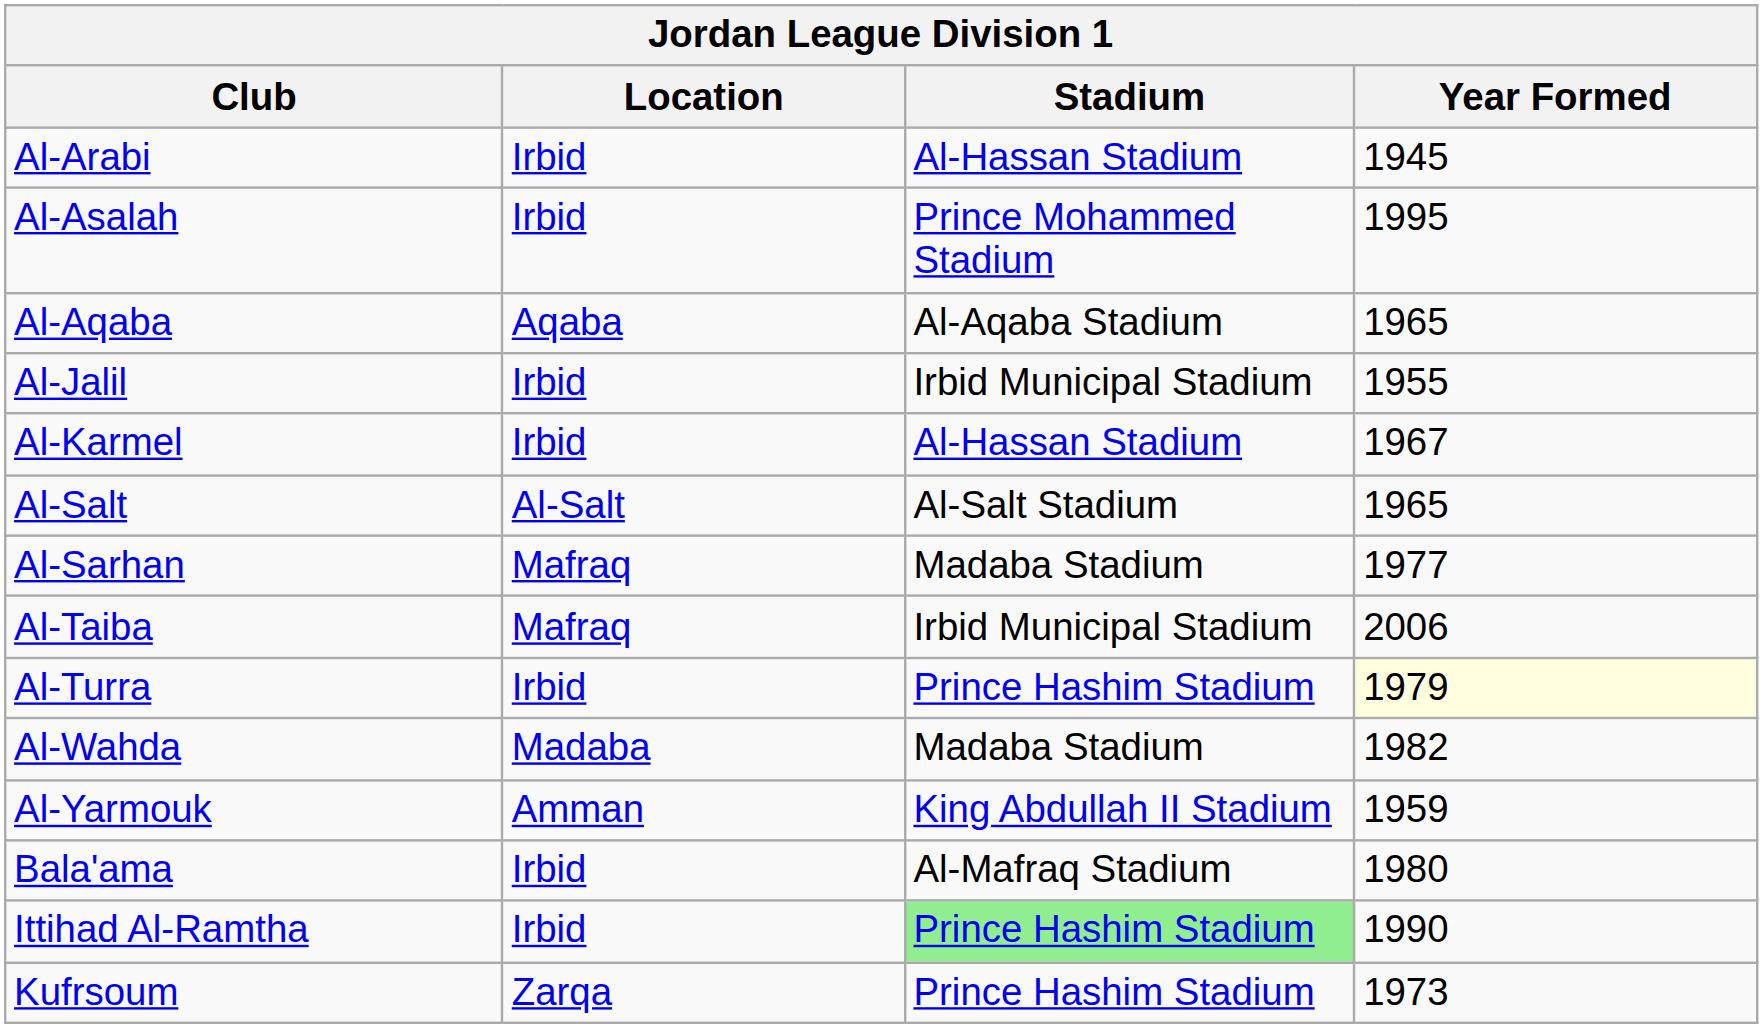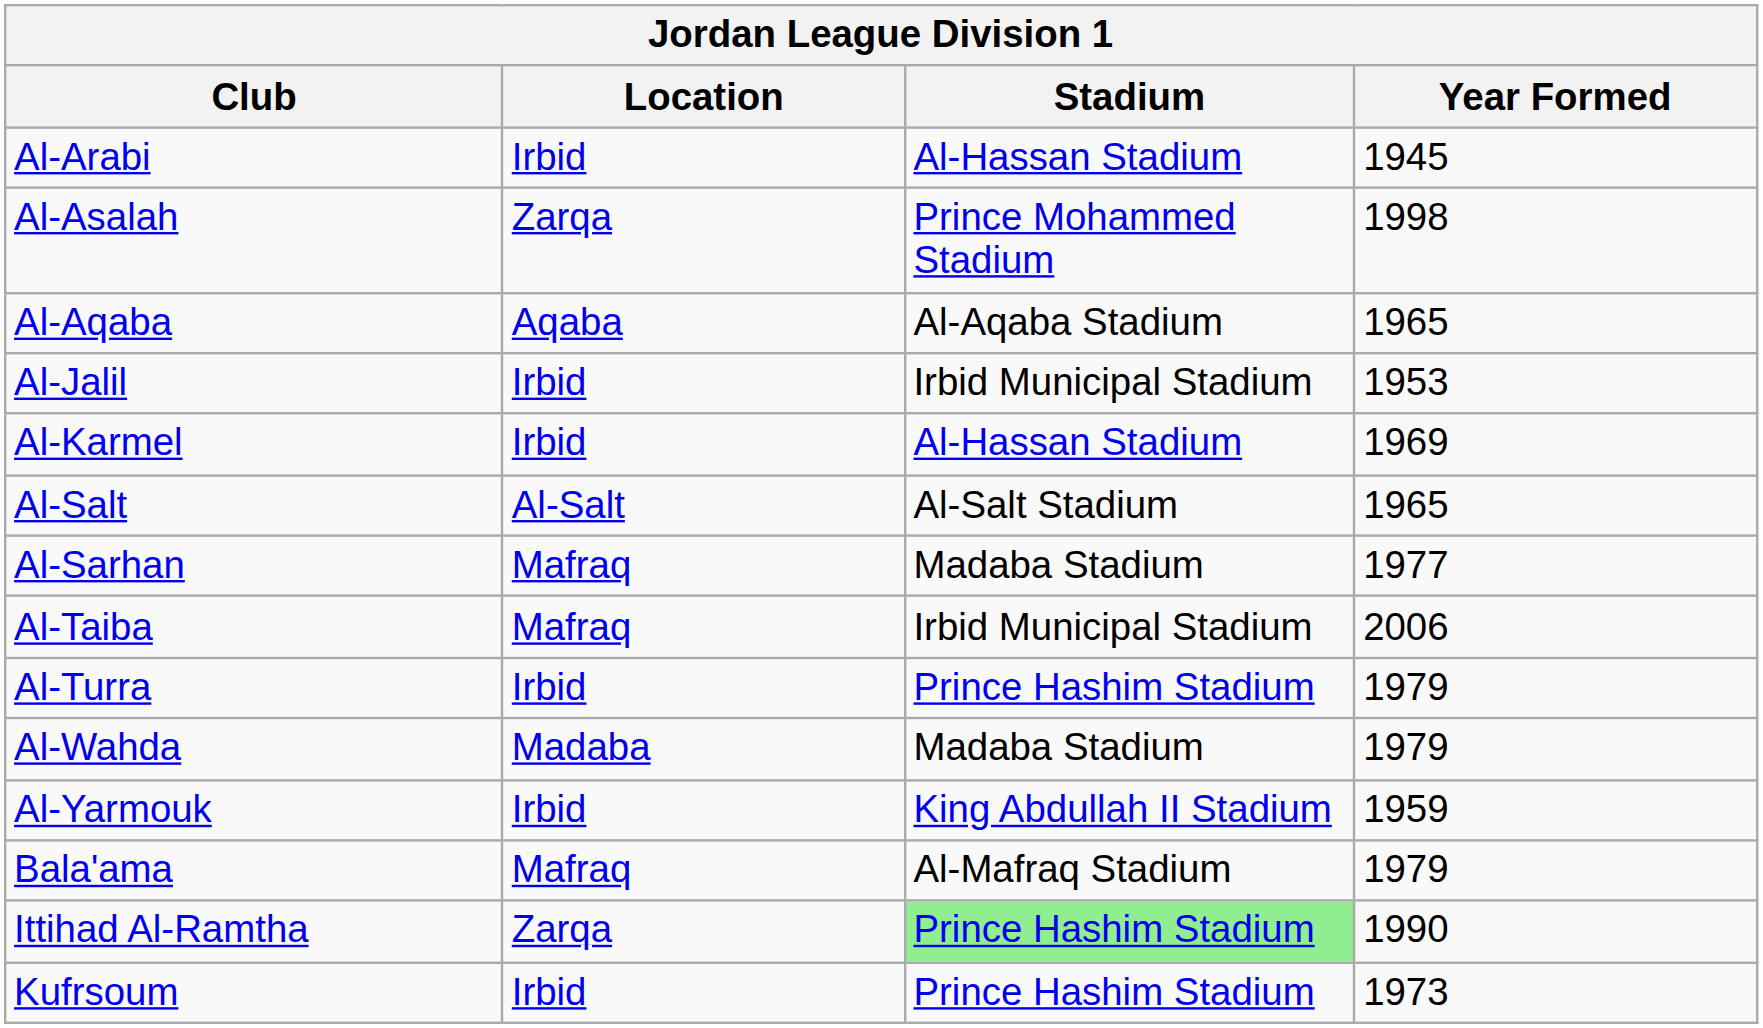(549, 217) Irbid -> (562, 217) Zarqa
(1406, 217) 1995 -> (1406, 217) 1998
(1406, 382) 1955 -> (1406, 382) 1953
(1406, 443) 1967 -> (1406, 443) 1969
(1406, 687) lightyellow background -> (1406, 687) no background
(1406, 748) 1982 -> (1406, 748) 1979
(578, 808) Amman -> (549, 808) Irbid
(549, 869) Irbid -> (572, 869) Mafraq
(1406, 869) 1980 -> (1406, 869) 1979
(549, 930) Irbid -> (562, 930) Zarqa
(562, 991) Zarqa -> (549, 991) Irbid
